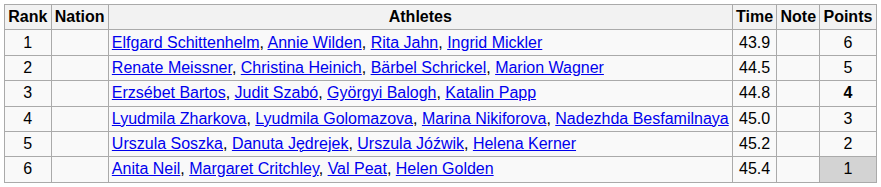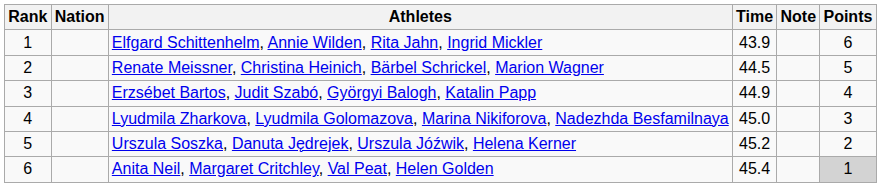(755, 93) 44.8 -> (755, 93) 44.9
(848, 93) bold -> (848, 93) normal
